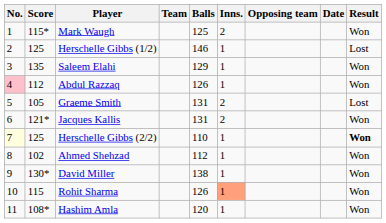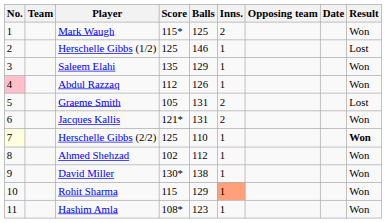columns swapped: (41, 13) <-> (174, 13)
(200, 191) 126 -> (200, 191) 129
(200, 209) 120 -> (200, 209) 123
